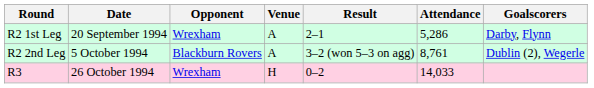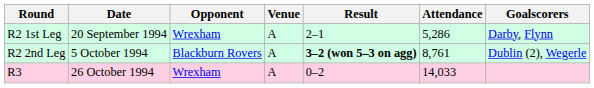(360, 53) normal -> (361, 53) bold
(272, 72) H -> (272, 72) A
